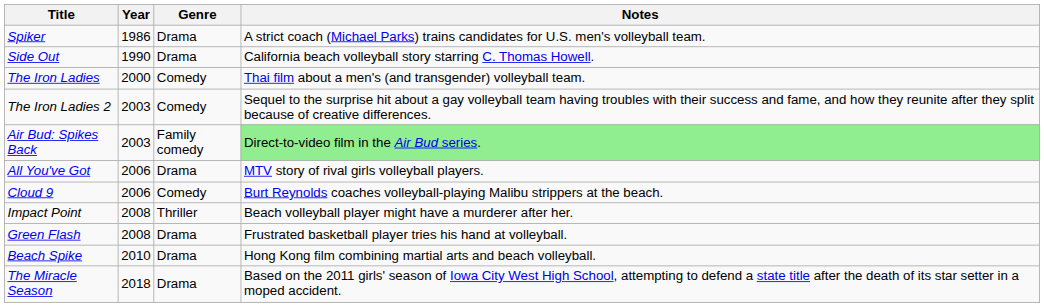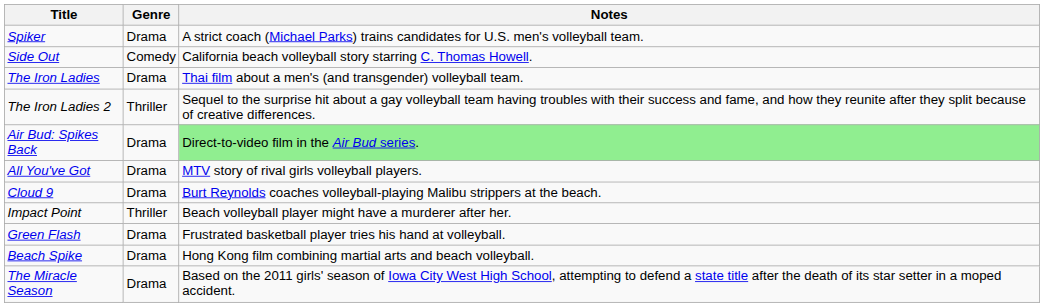- column: (136, 15)
(177, 57) Drama -> (151, 57) Comedy
(182, 78) Comedy -> (146, 78) Drama
(182, 106) Comedy -> (147, 106) Thriller
(180, 142) Family comedy -> (146, 142) Drama
(182, 192) Comedy -> (146, 192) Drama
